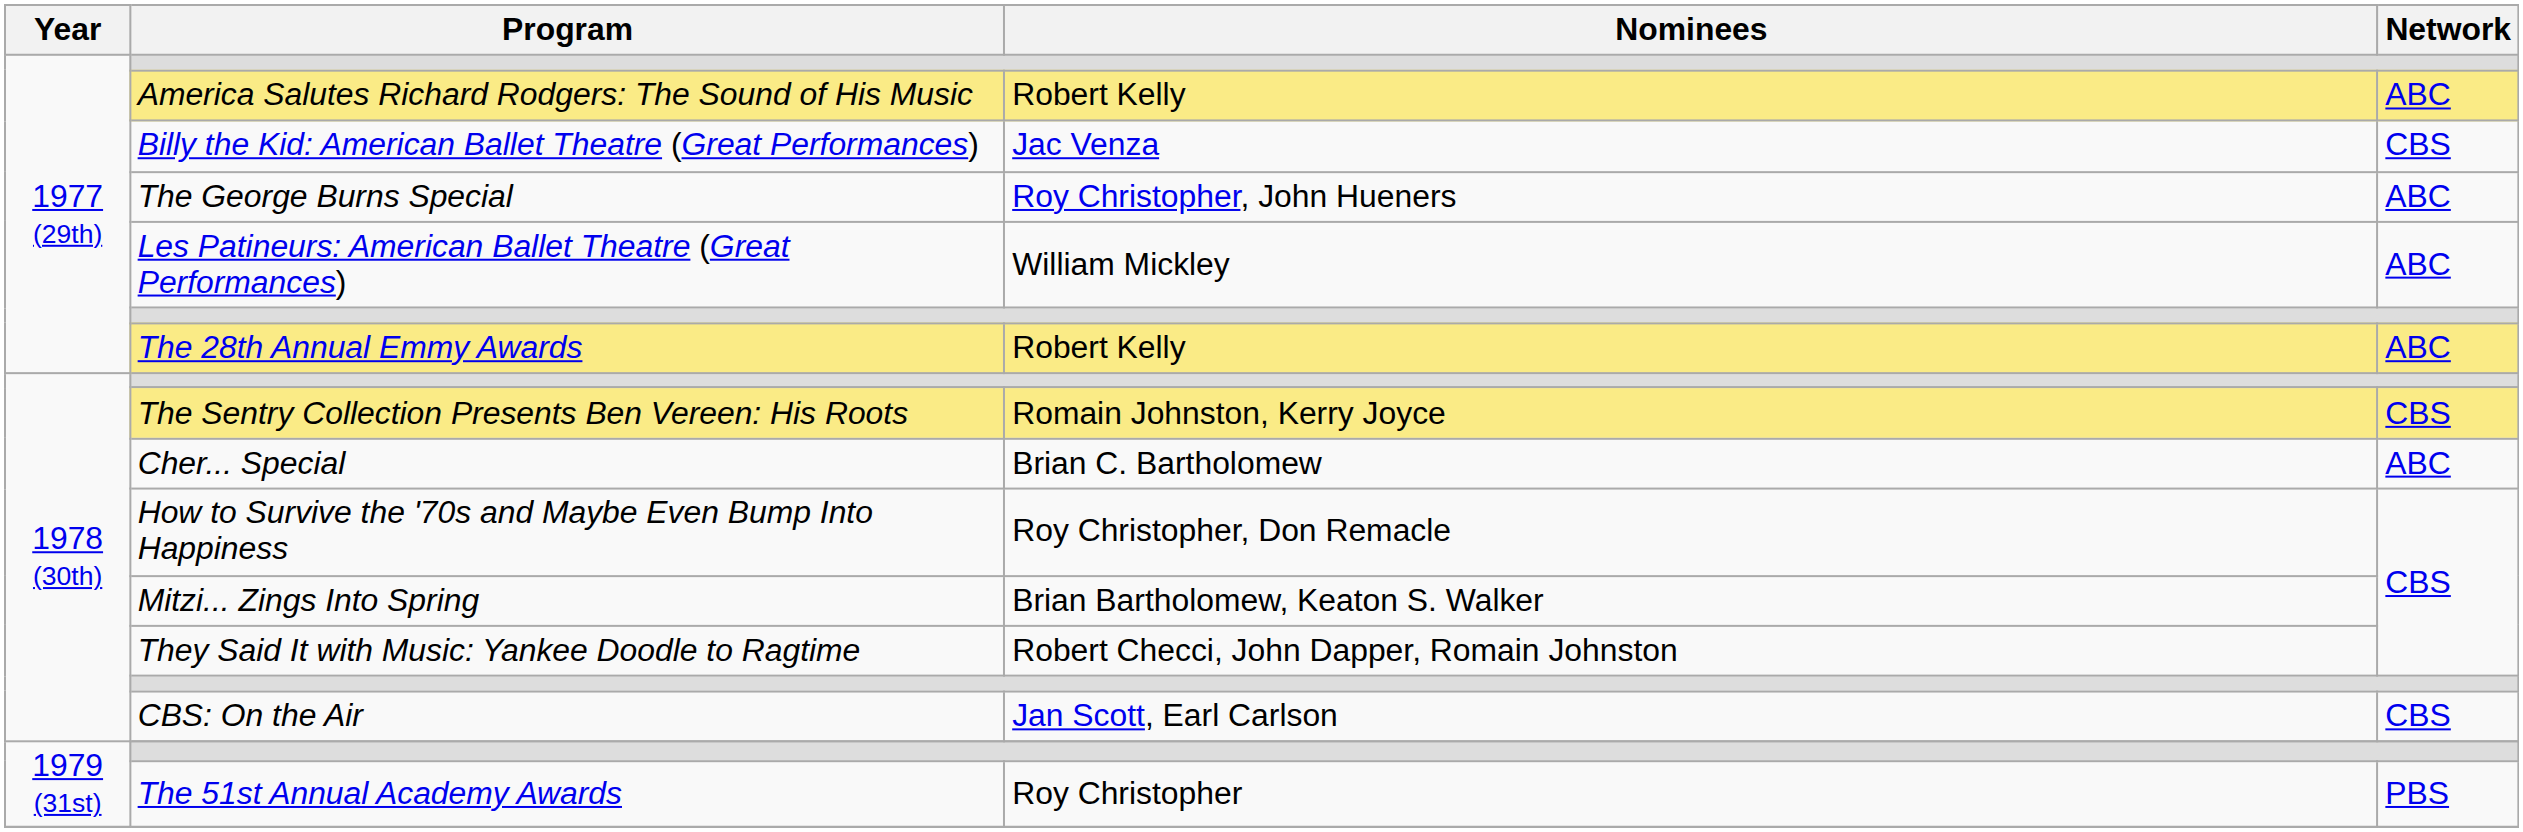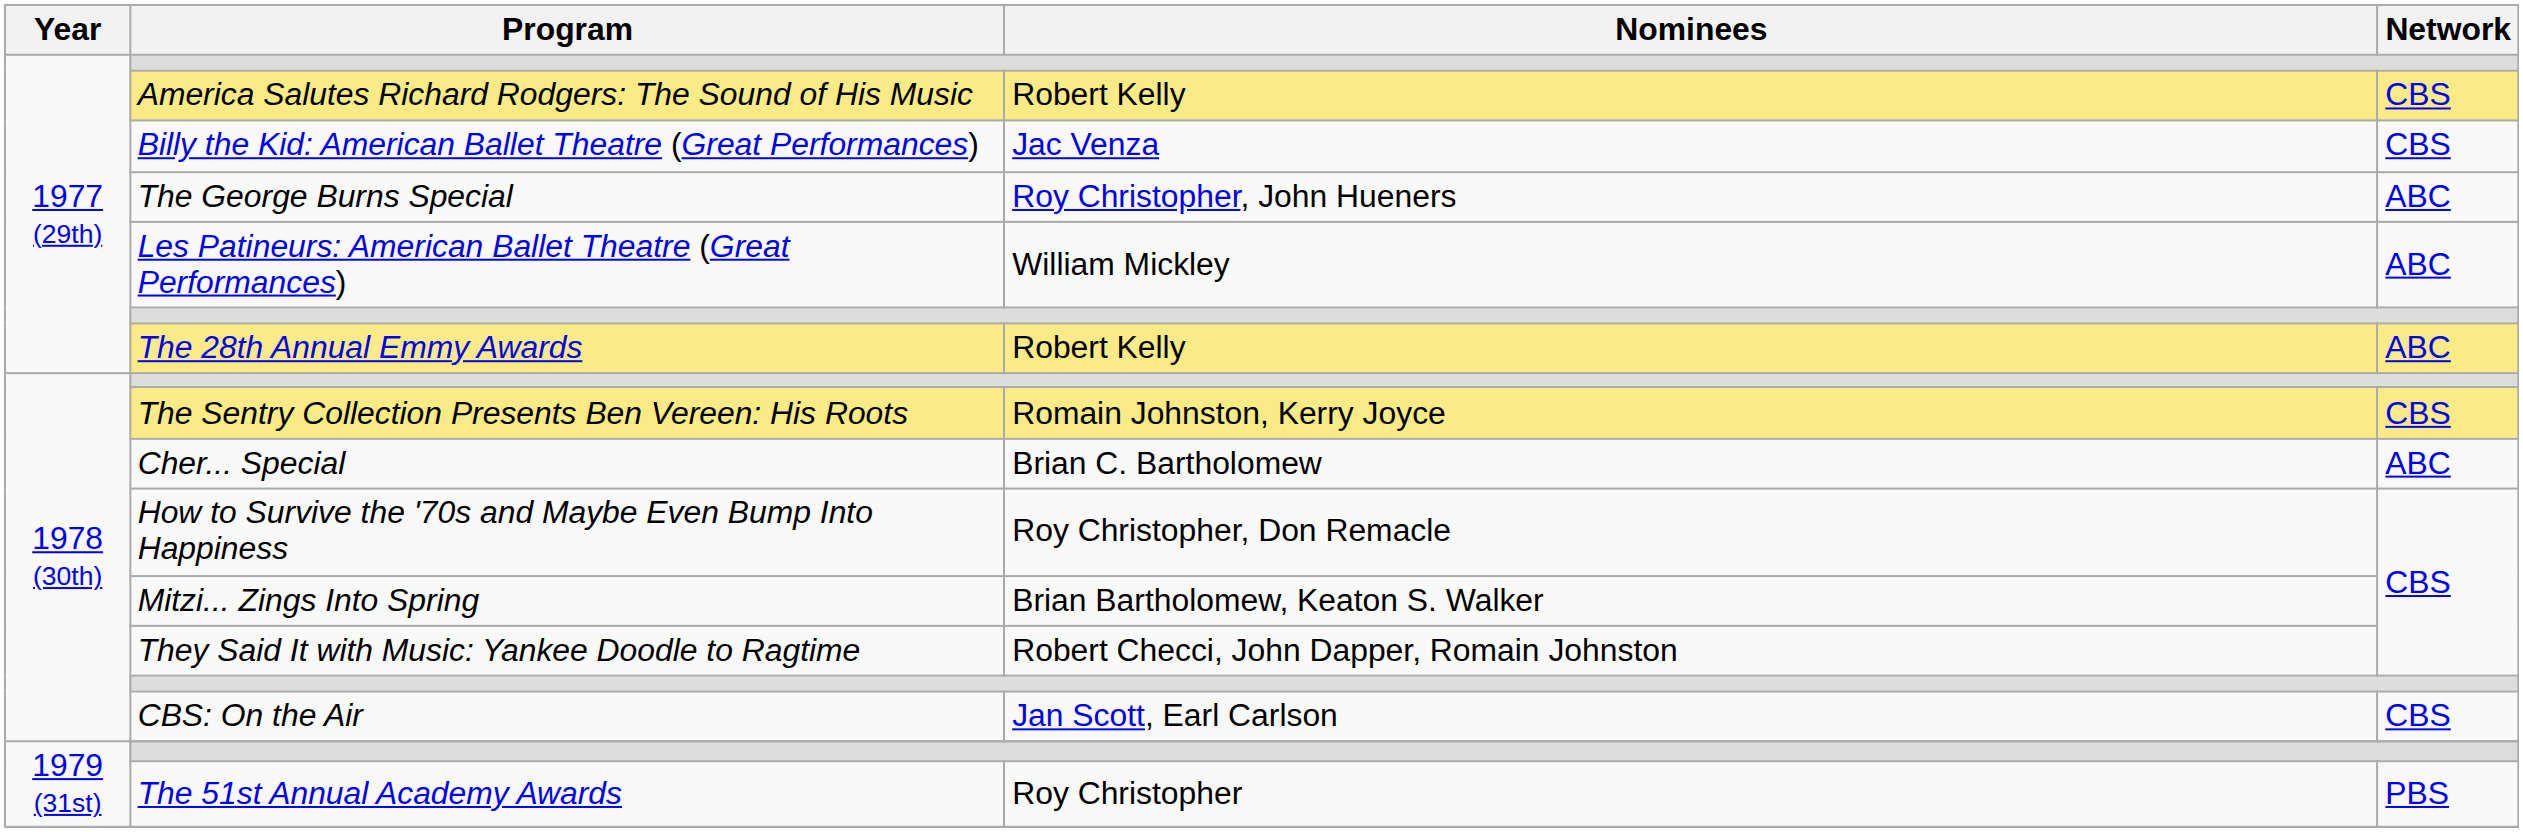(2418, 94) ABC -> (2418, 94) CBS
